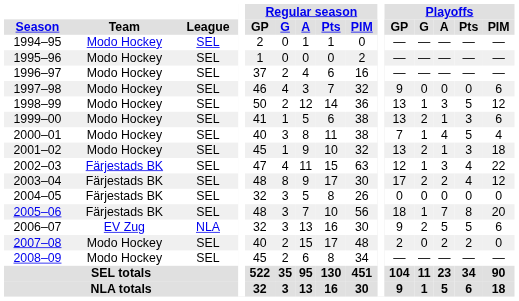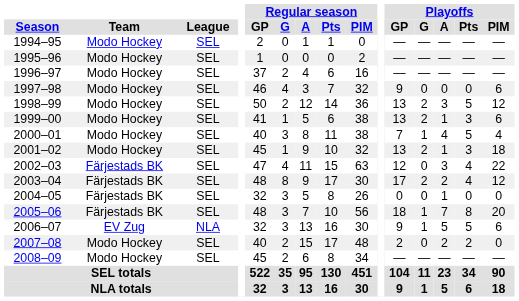(424, 104) 1 -> (424, 104) 2
(424, 165) 1 -> (424, 165) 0
(444, 196) 0 -> (444, 196) 1
(424, 227) 2 -> (424, 227) 1
